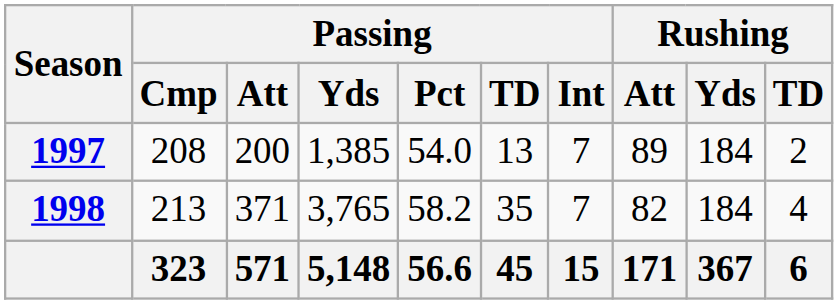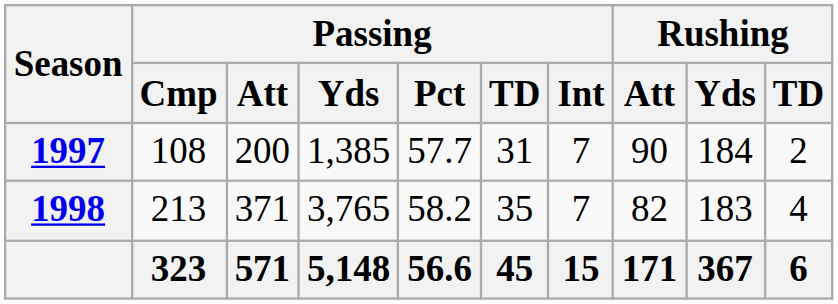(179, 151) 208 -> (179, 151) 108
(440, 151) 54.0 -> (440, 151) 57.7
(515, 151) 13 -> (515, 151) 31
(649, 151) 89 -> (649, 151) 90
(725, 209) 184 -> (725, 209) 183
